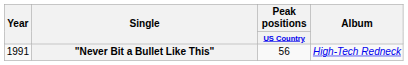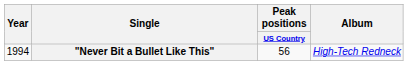(18, 52) 1991 -> (18, 52) 1994
